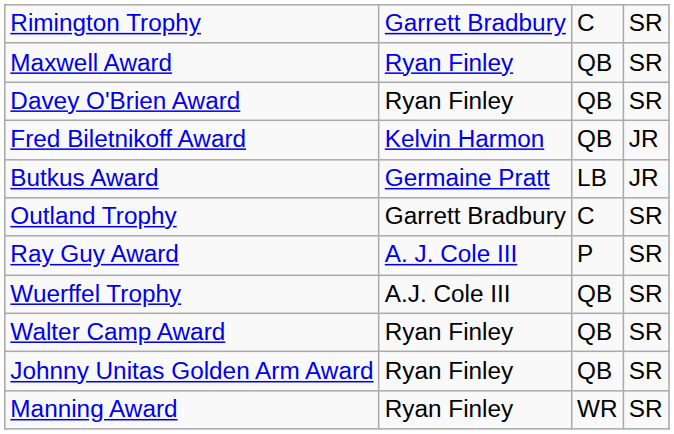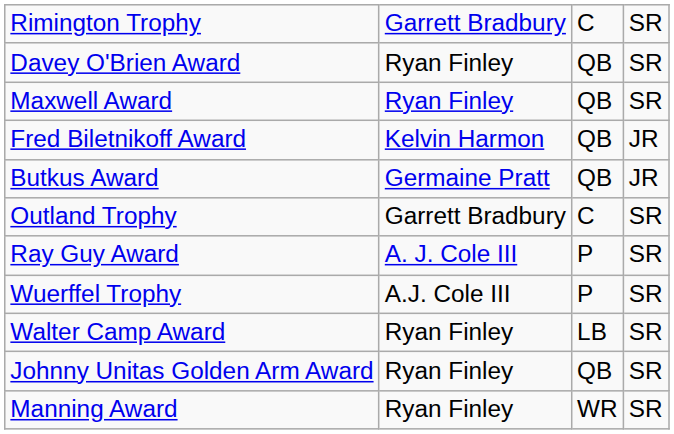rows swapped: (91, 62) <-> (125, 100)
(592, 178) LB -> (595, 178) QB
(595, 293) QB -> (585, 293) P
(595, 332) QB -> (592, 332) LB
